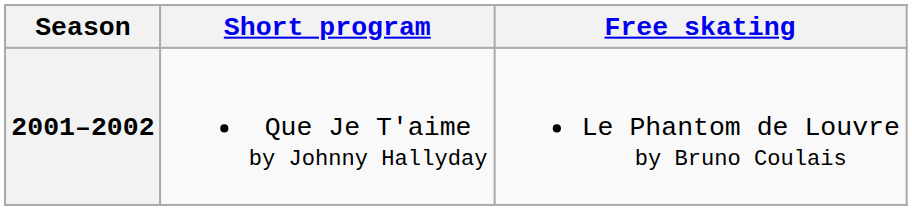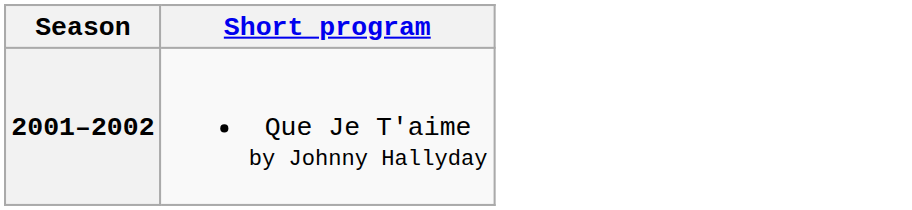- column: (700, 27)
